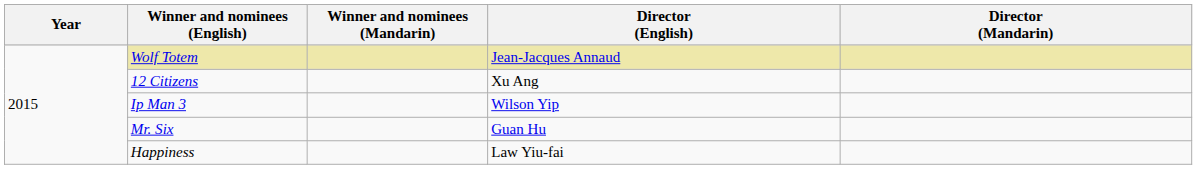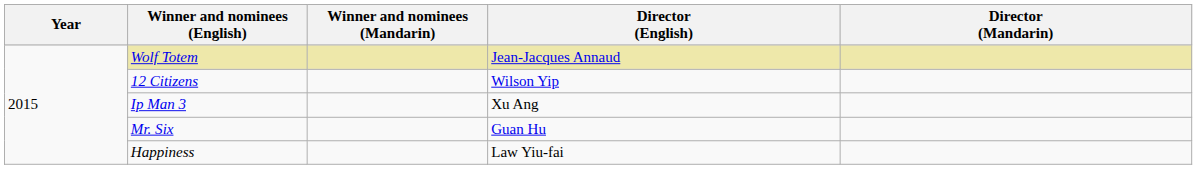(515, 81) Xu Ang -> (525, 81) Wilson Yip
(525, 104) Wilson Yip -> (515, 104) Xu Ang
